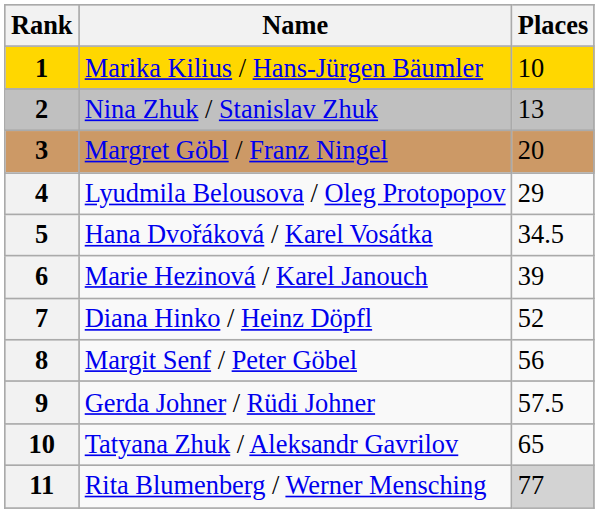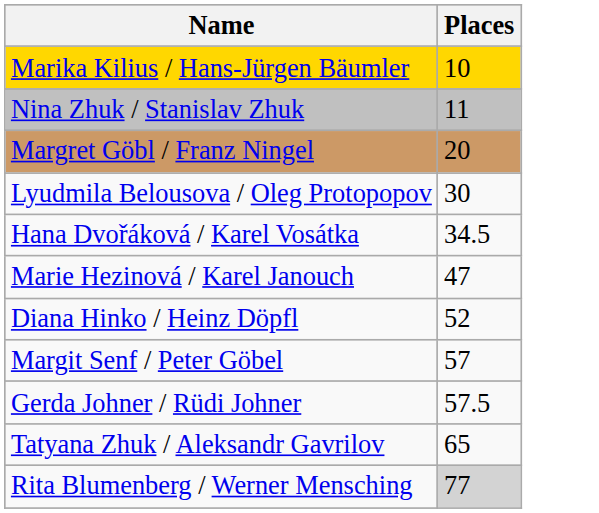- column: (42, 25)
(531, 109) 13 -> (457, 109) 11
(531, 192) 29 -> (457, 192) 30
(531, 276) 39 -> (457, 276) 47
(531, 360) 56 -> (457, 360) 57
